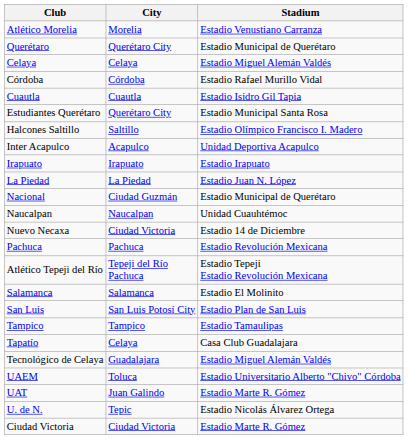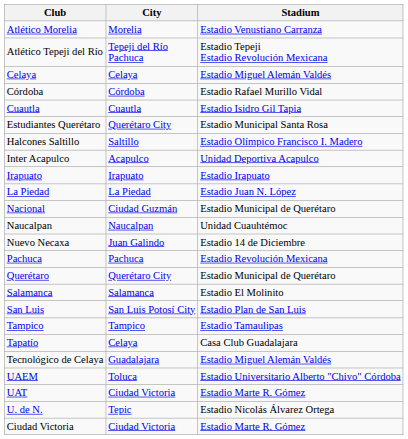rows swapped: (55, 270) <-> (28, 46)
(142, 230) Ciudad Victoria -> (136, 242) Juan Galindo
(136, 393) Juan Galindo -> (142, 393) Ciudad Victoria
